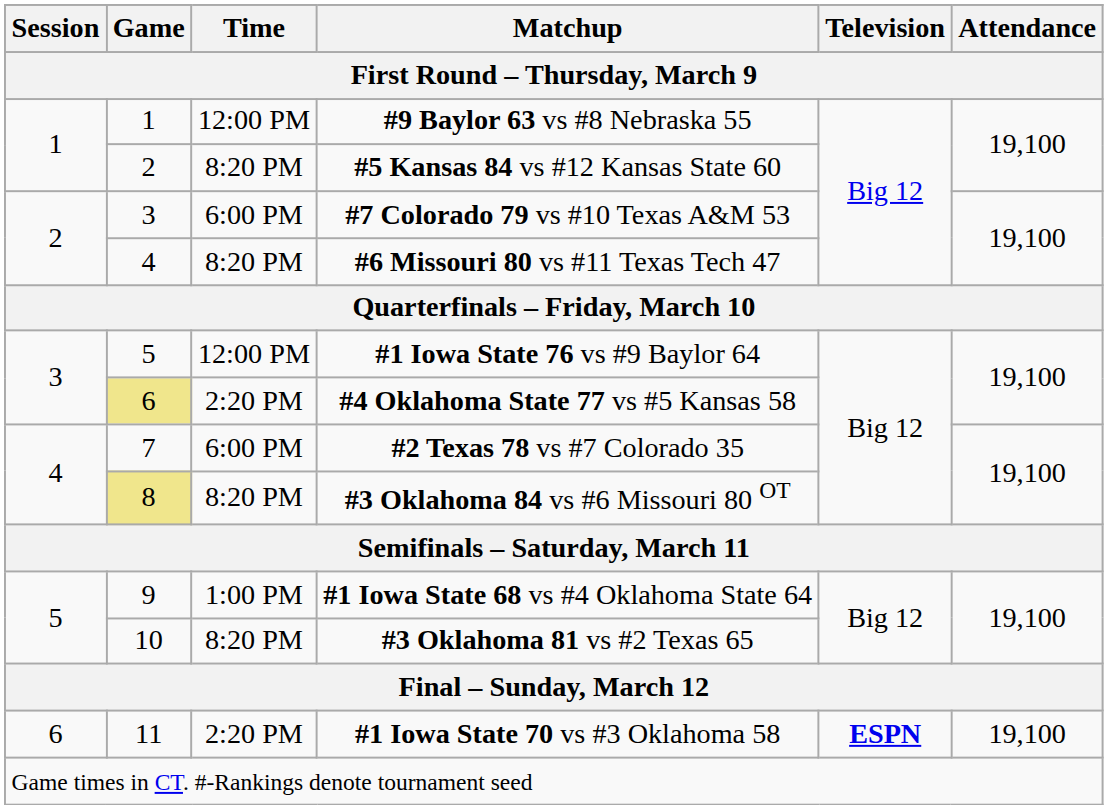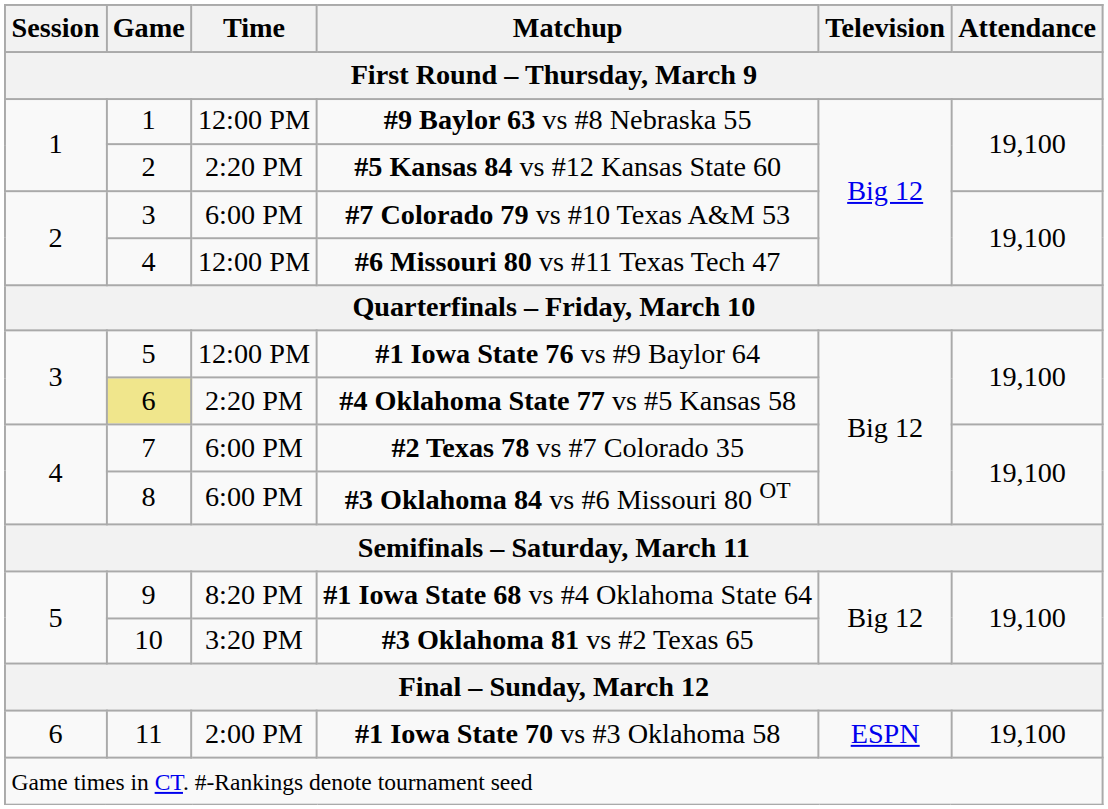(254, 167) 8:20 PM -> (254, 167) 2:20 PM
(254, 260) 8:20 PM -> (254, 260) 12:00 PM
(149, 497) khaki background -> (149, 497) no background
(254, 497) 8:20 PM -> (254, 497) 6:00 PM
(254, 594) 1:00 PM -> (254, 594) 8:20 PM
(254, 640) 8:20 PM -> (254, 640) 3:20 PM
(254, 733) 2:20 PM -> (254, 733) 2:00 PM
(885, 733) bold -> (885, 733) normal
